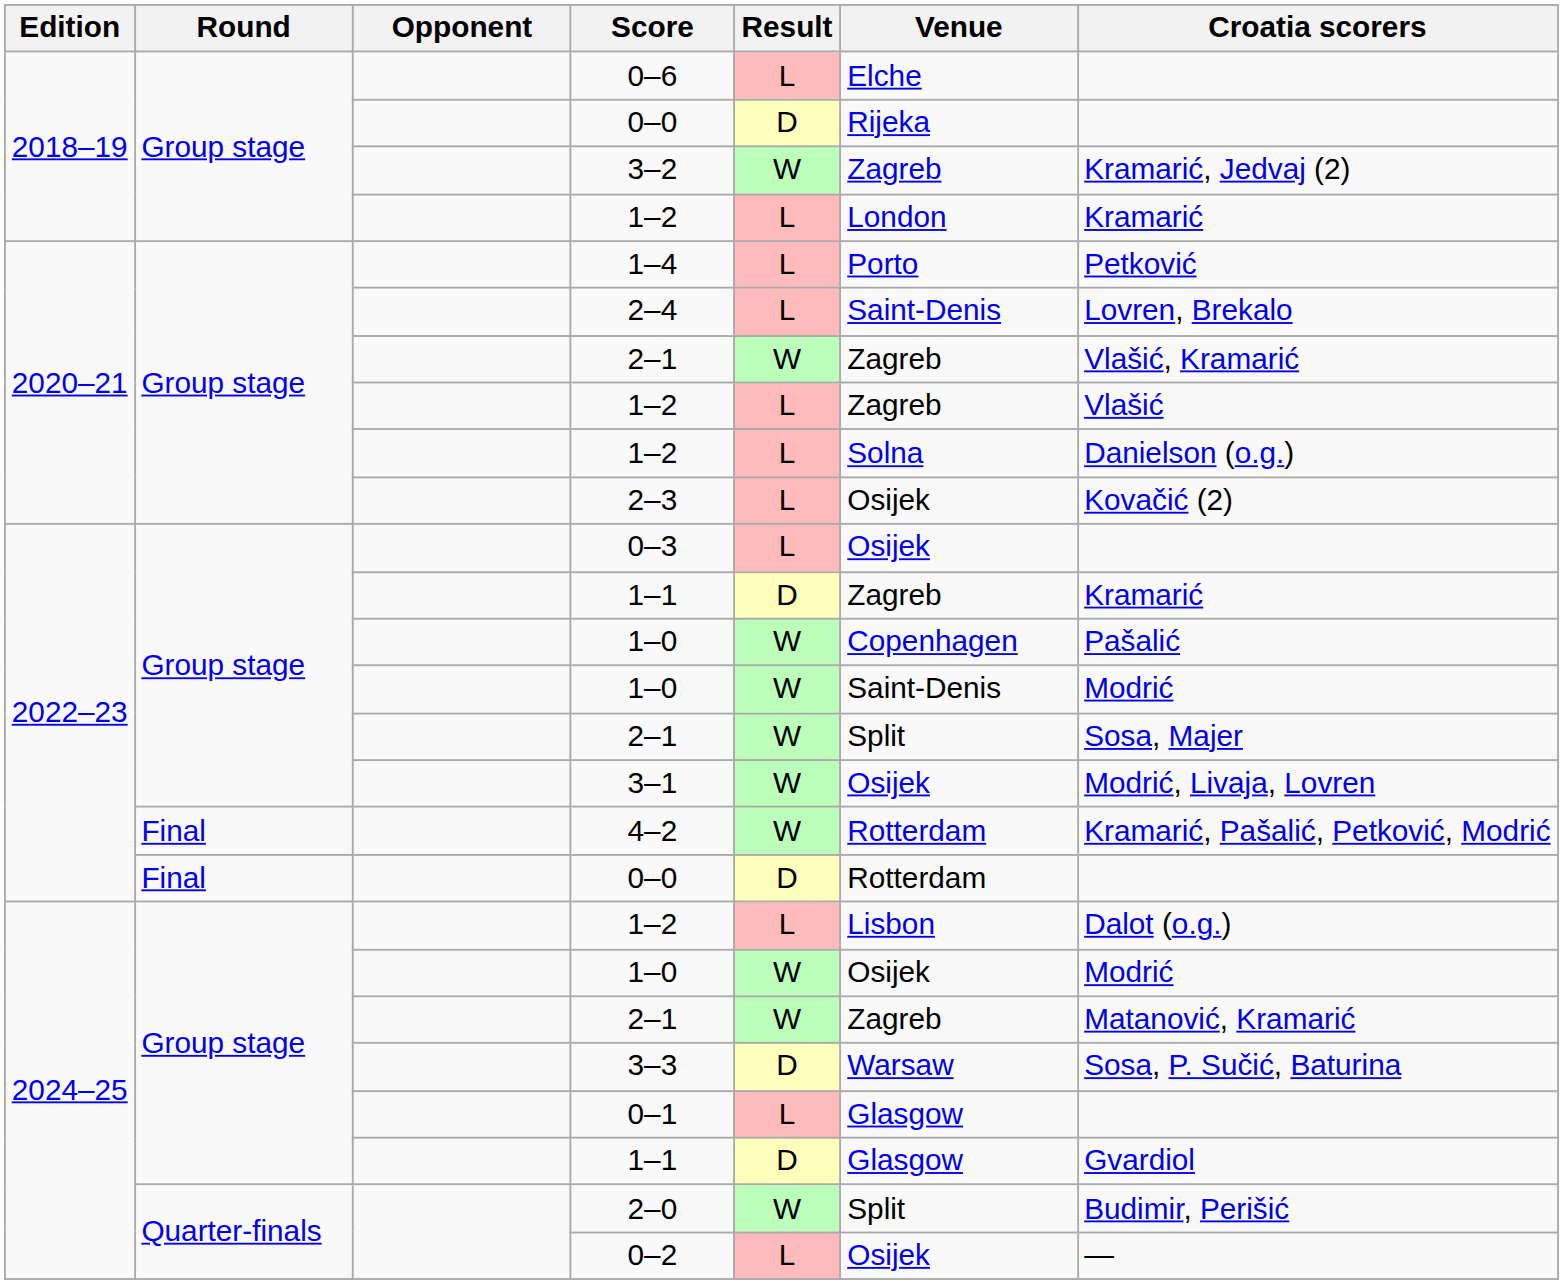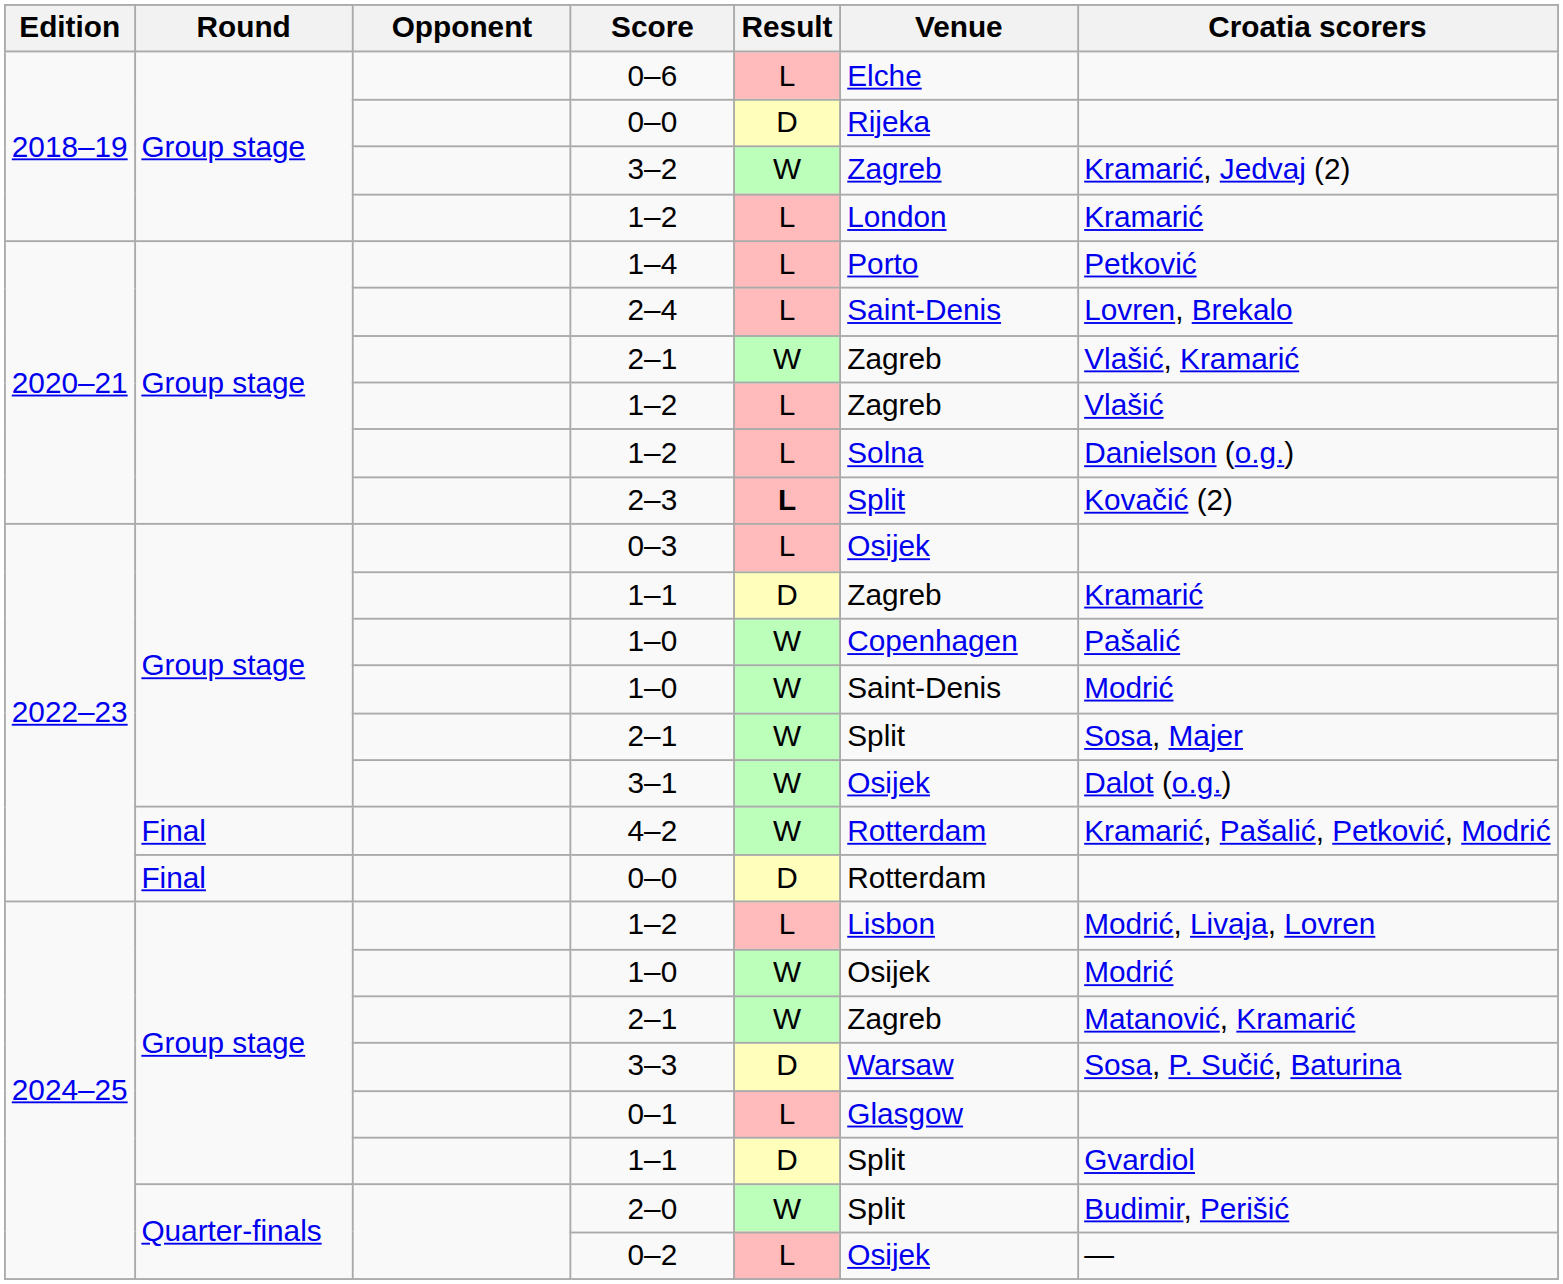(787, 500) normal -> (787, 500) bold
(889, 500) Osijek -> (876, 500) Split
(1230, 783) Modrić, Livaja, Lovren -> (1158, 783) Dalot (o.g.)
(1158, 924) Dalot (o.g.) -> (1230, 924) Modrić, Livaja, Lovren
(905, 1160) Glasgow -> (876, 1160) Split
